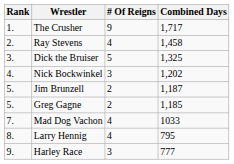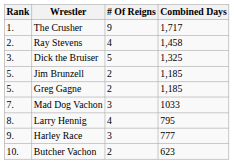- row: (68, 74)
(171, 89) 1,187 -> (171, 74) 1,185
(109, 120) 4 -> (109, 105) 3
+ row: (65, 151)
